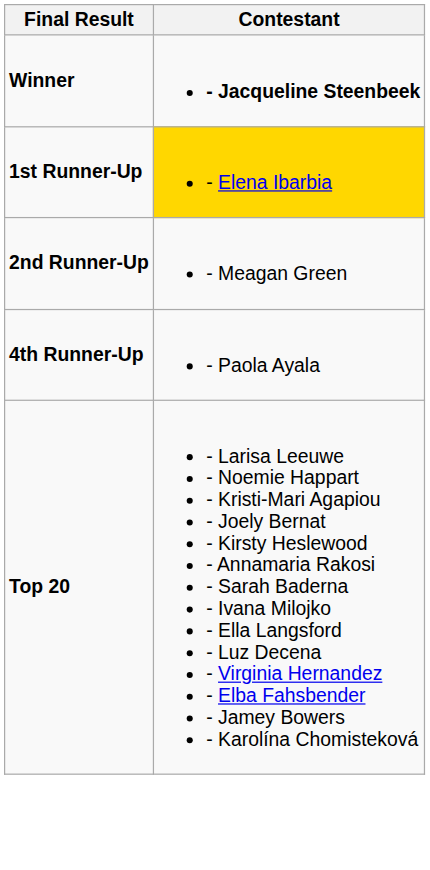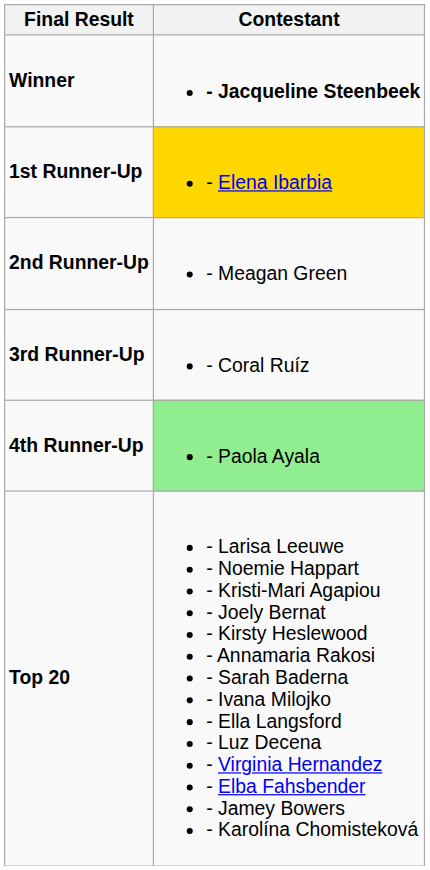+ row: (77, 354)
(289, 365) no background -> (289, 457) lightgreen background
